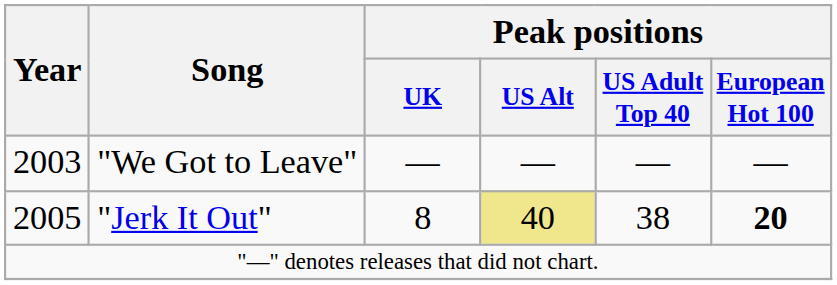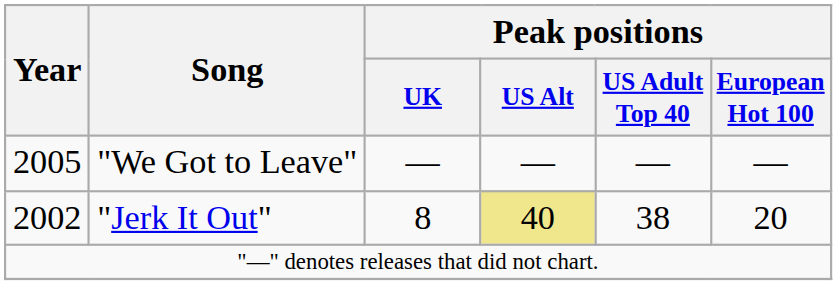(47, 162) 2003 -> (47, 162) 2005
(47, 216) 2005 -> (47, 216) 2002
(771, 216) bold -> (771, 216) normal
